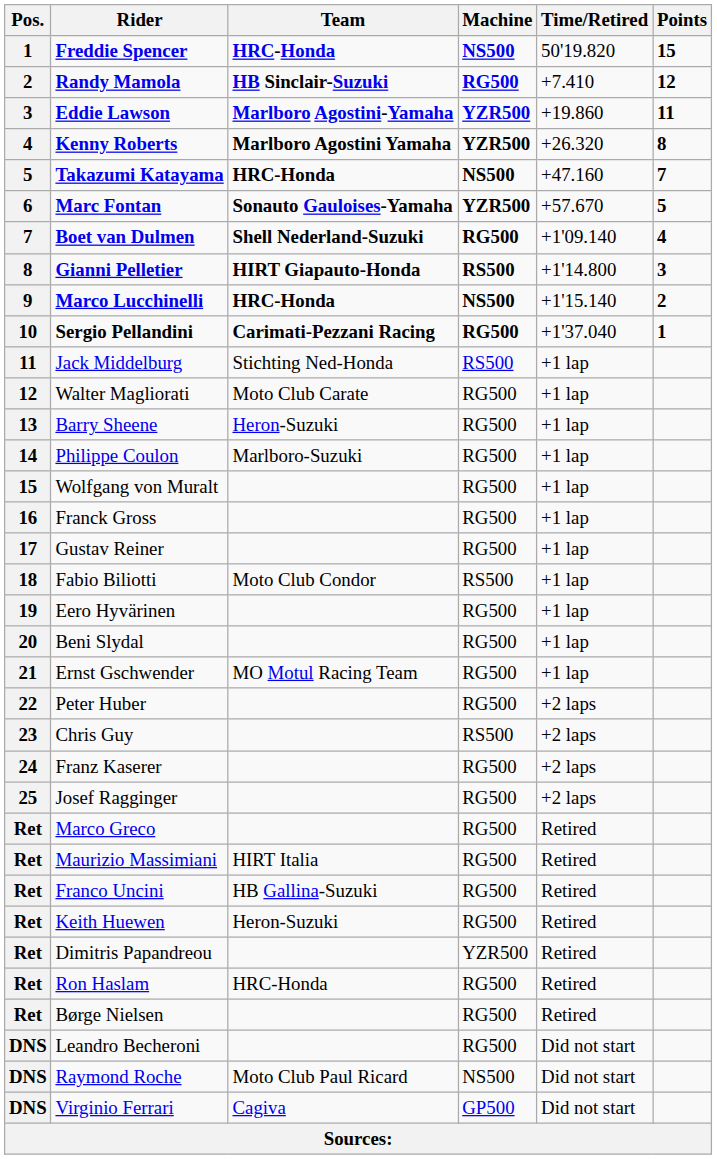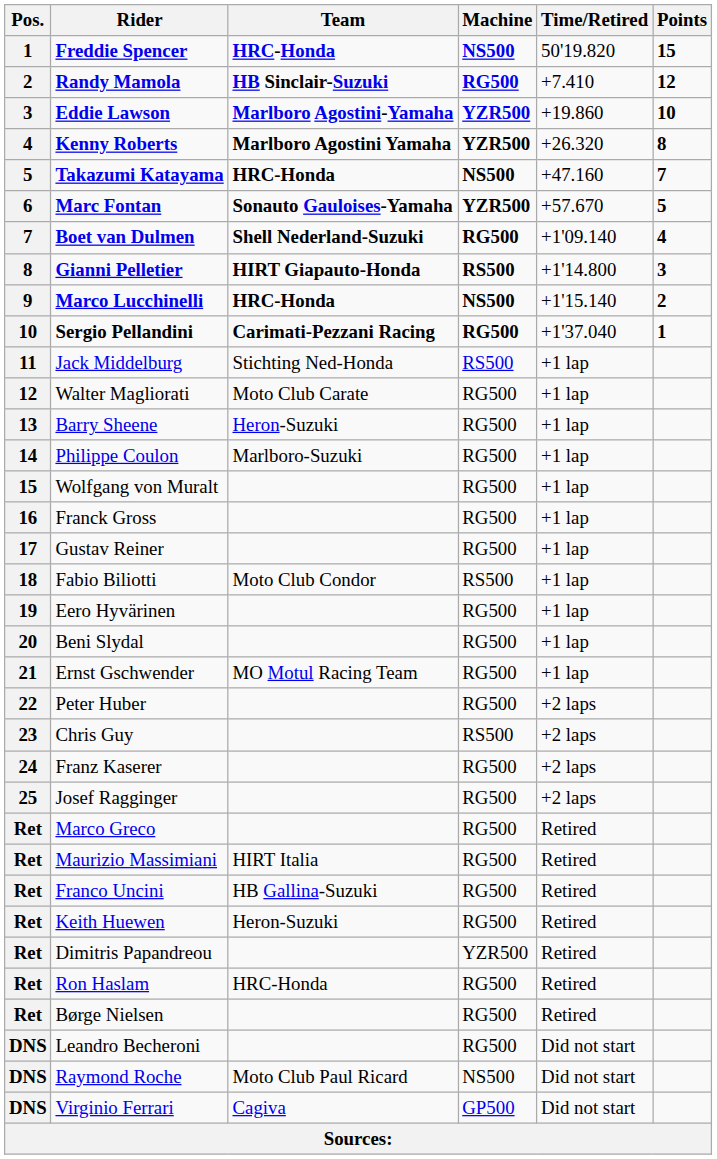(666, 113) 11 -> (666, 113) 10
